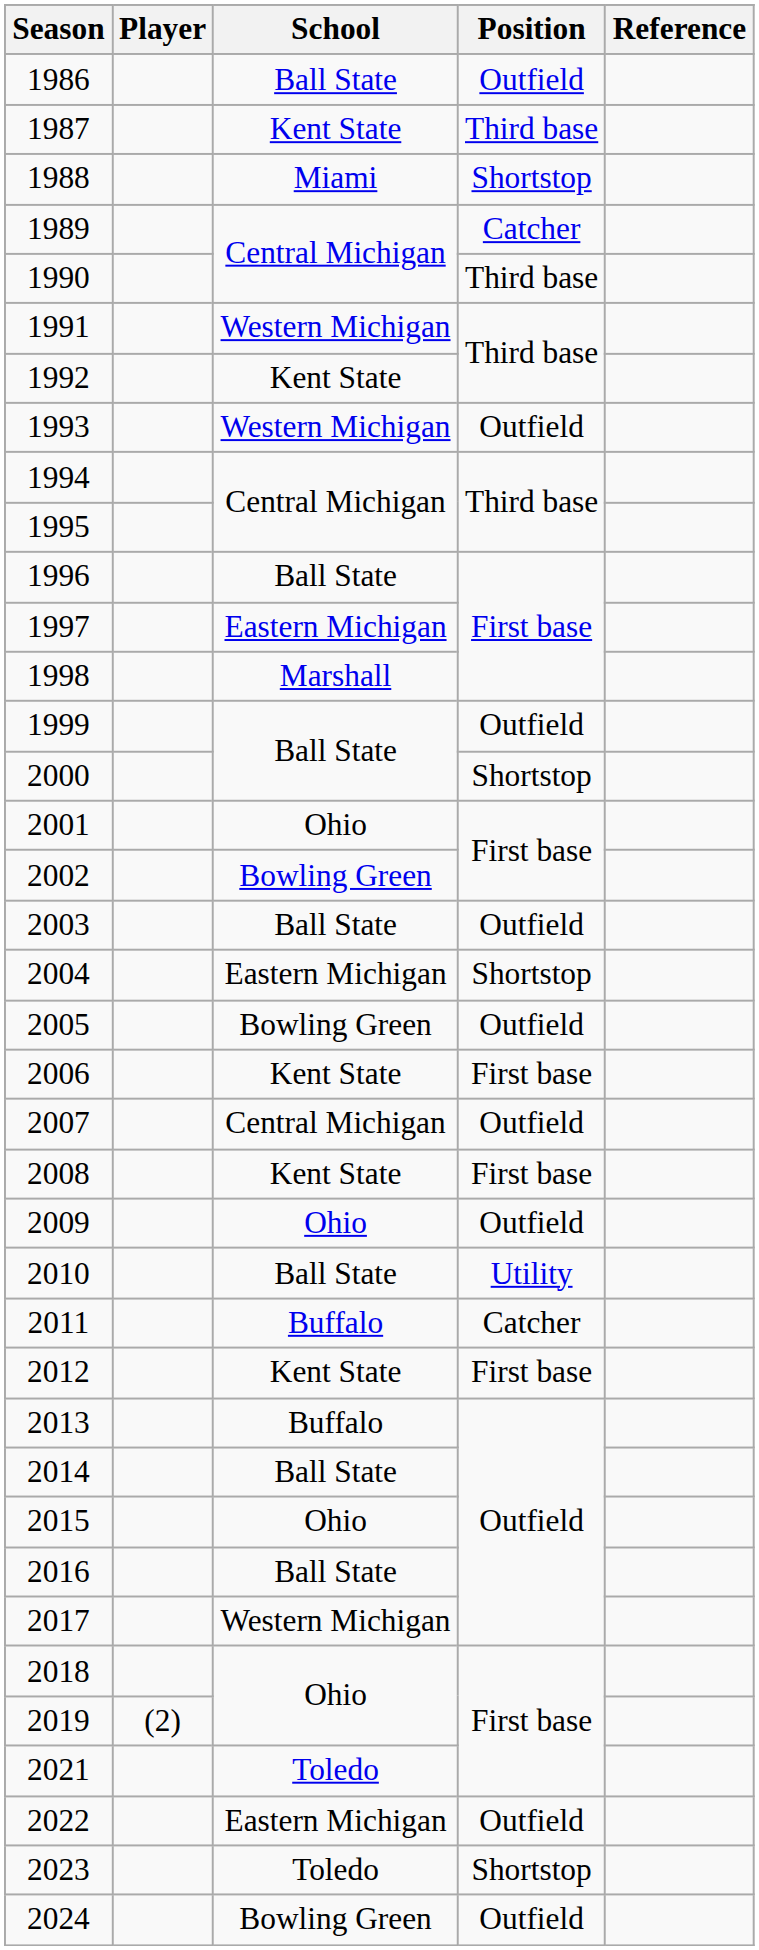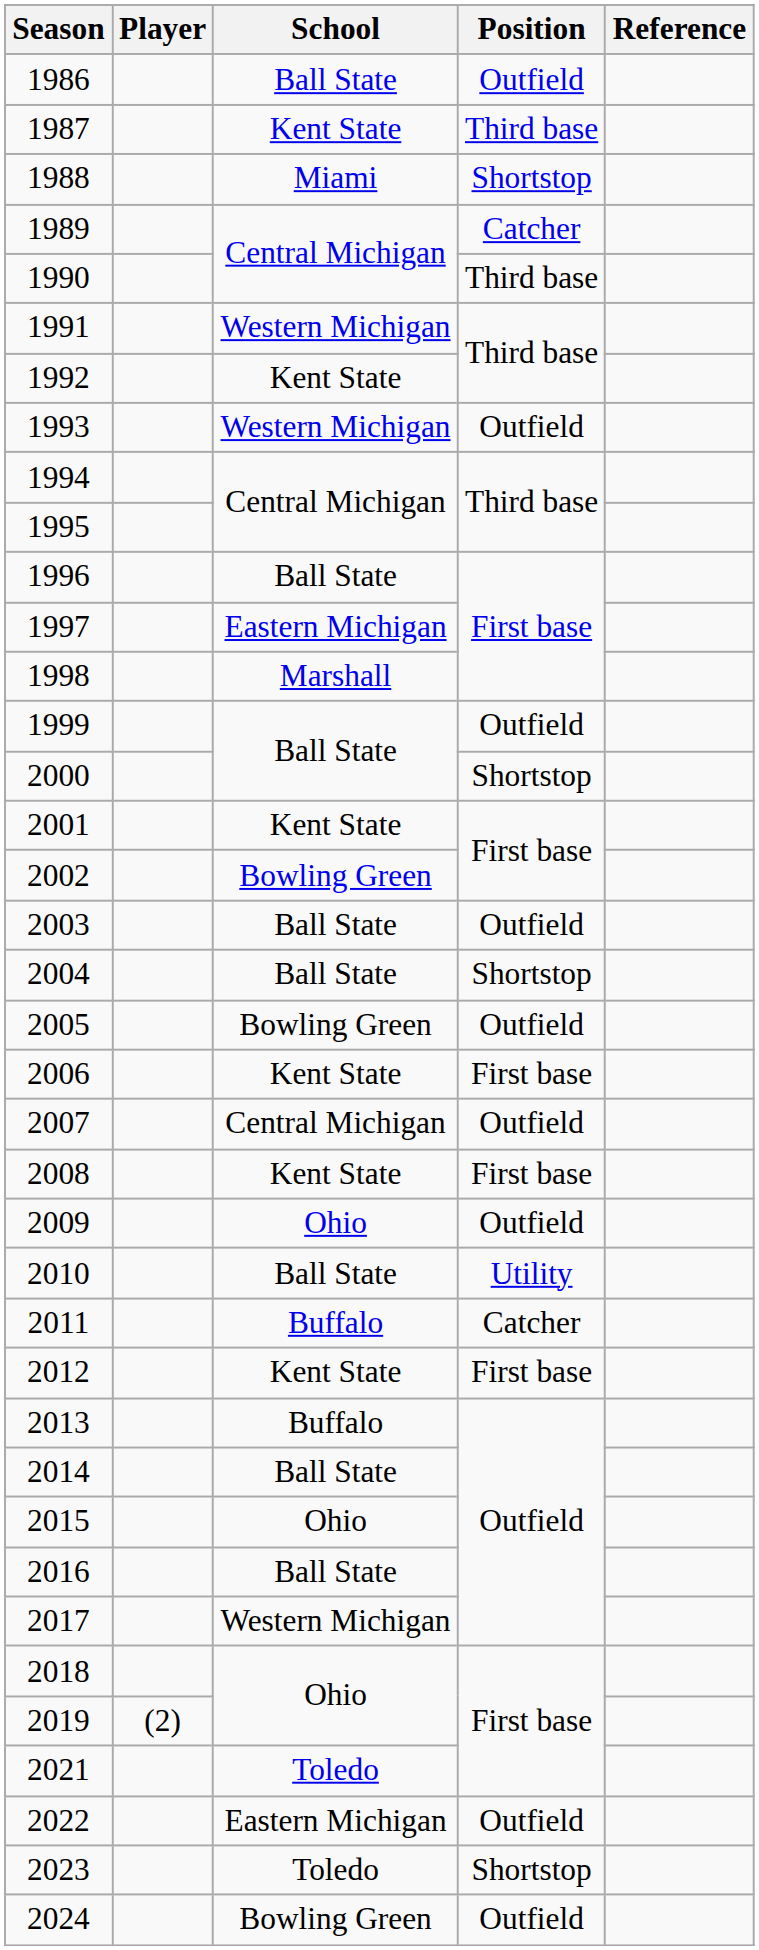(336, 825) Ohio -> (336, 825) Kent State
(336, 974) Eastern Michigan -> (336, 974) Ball State
